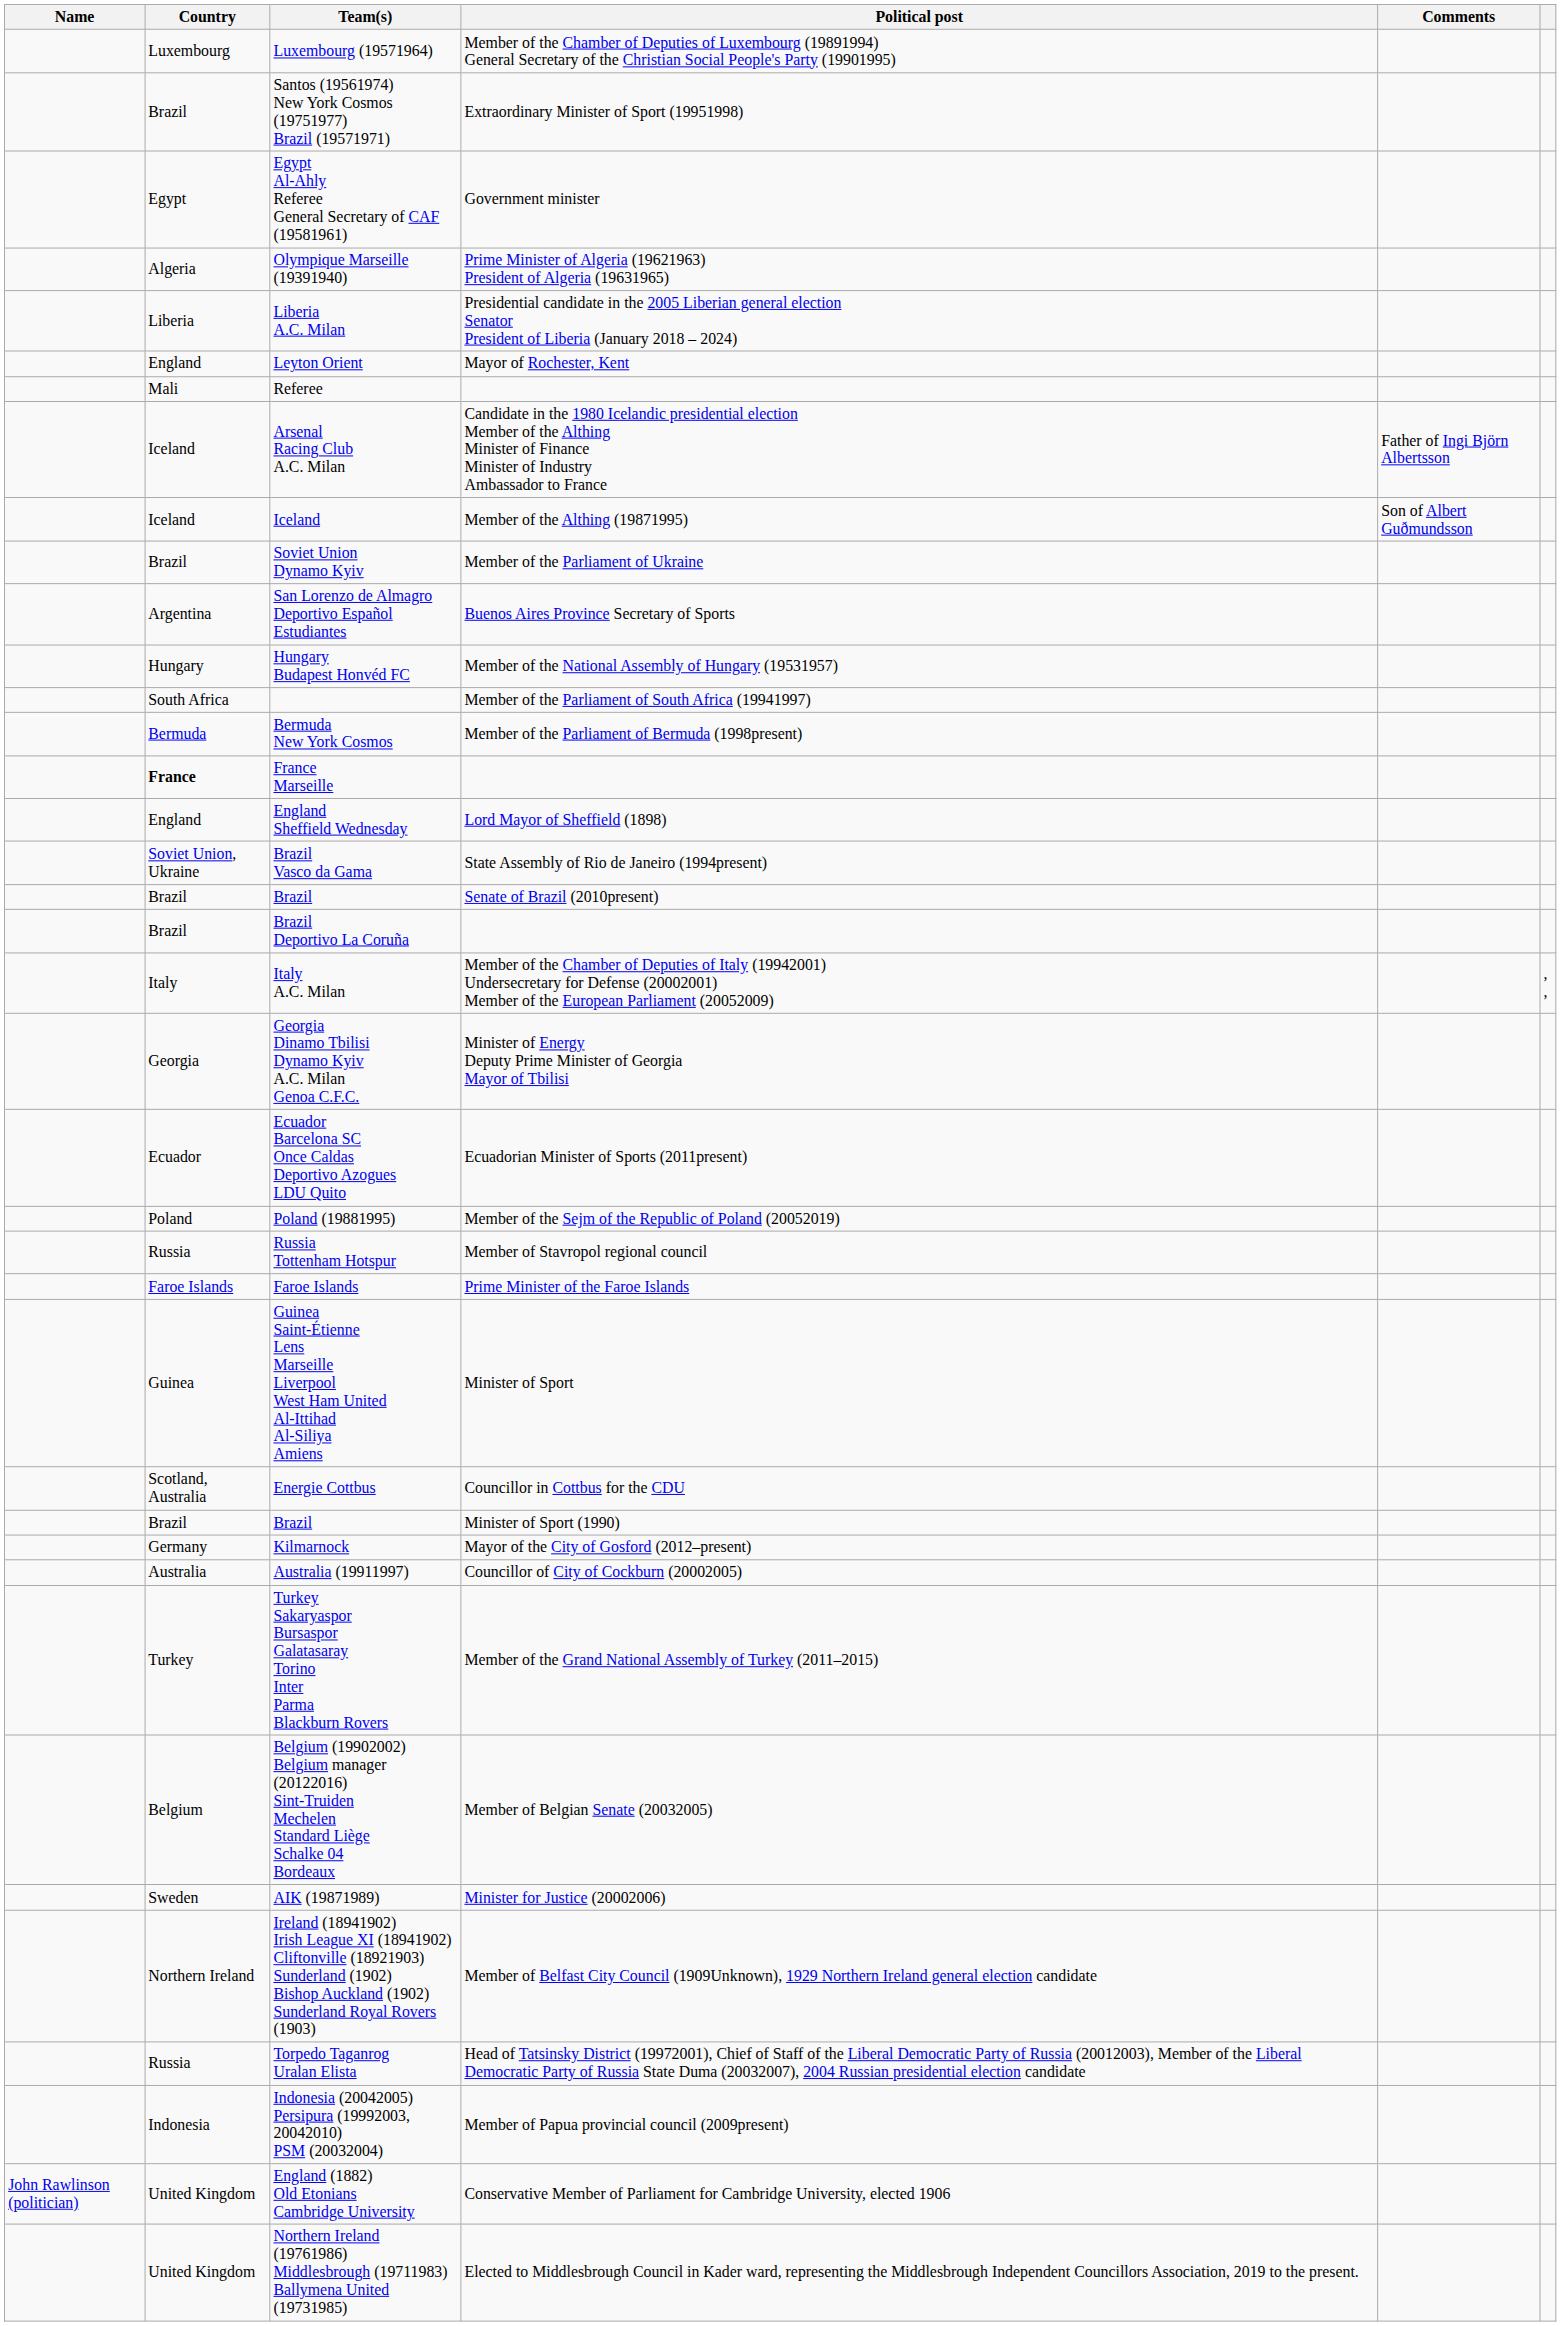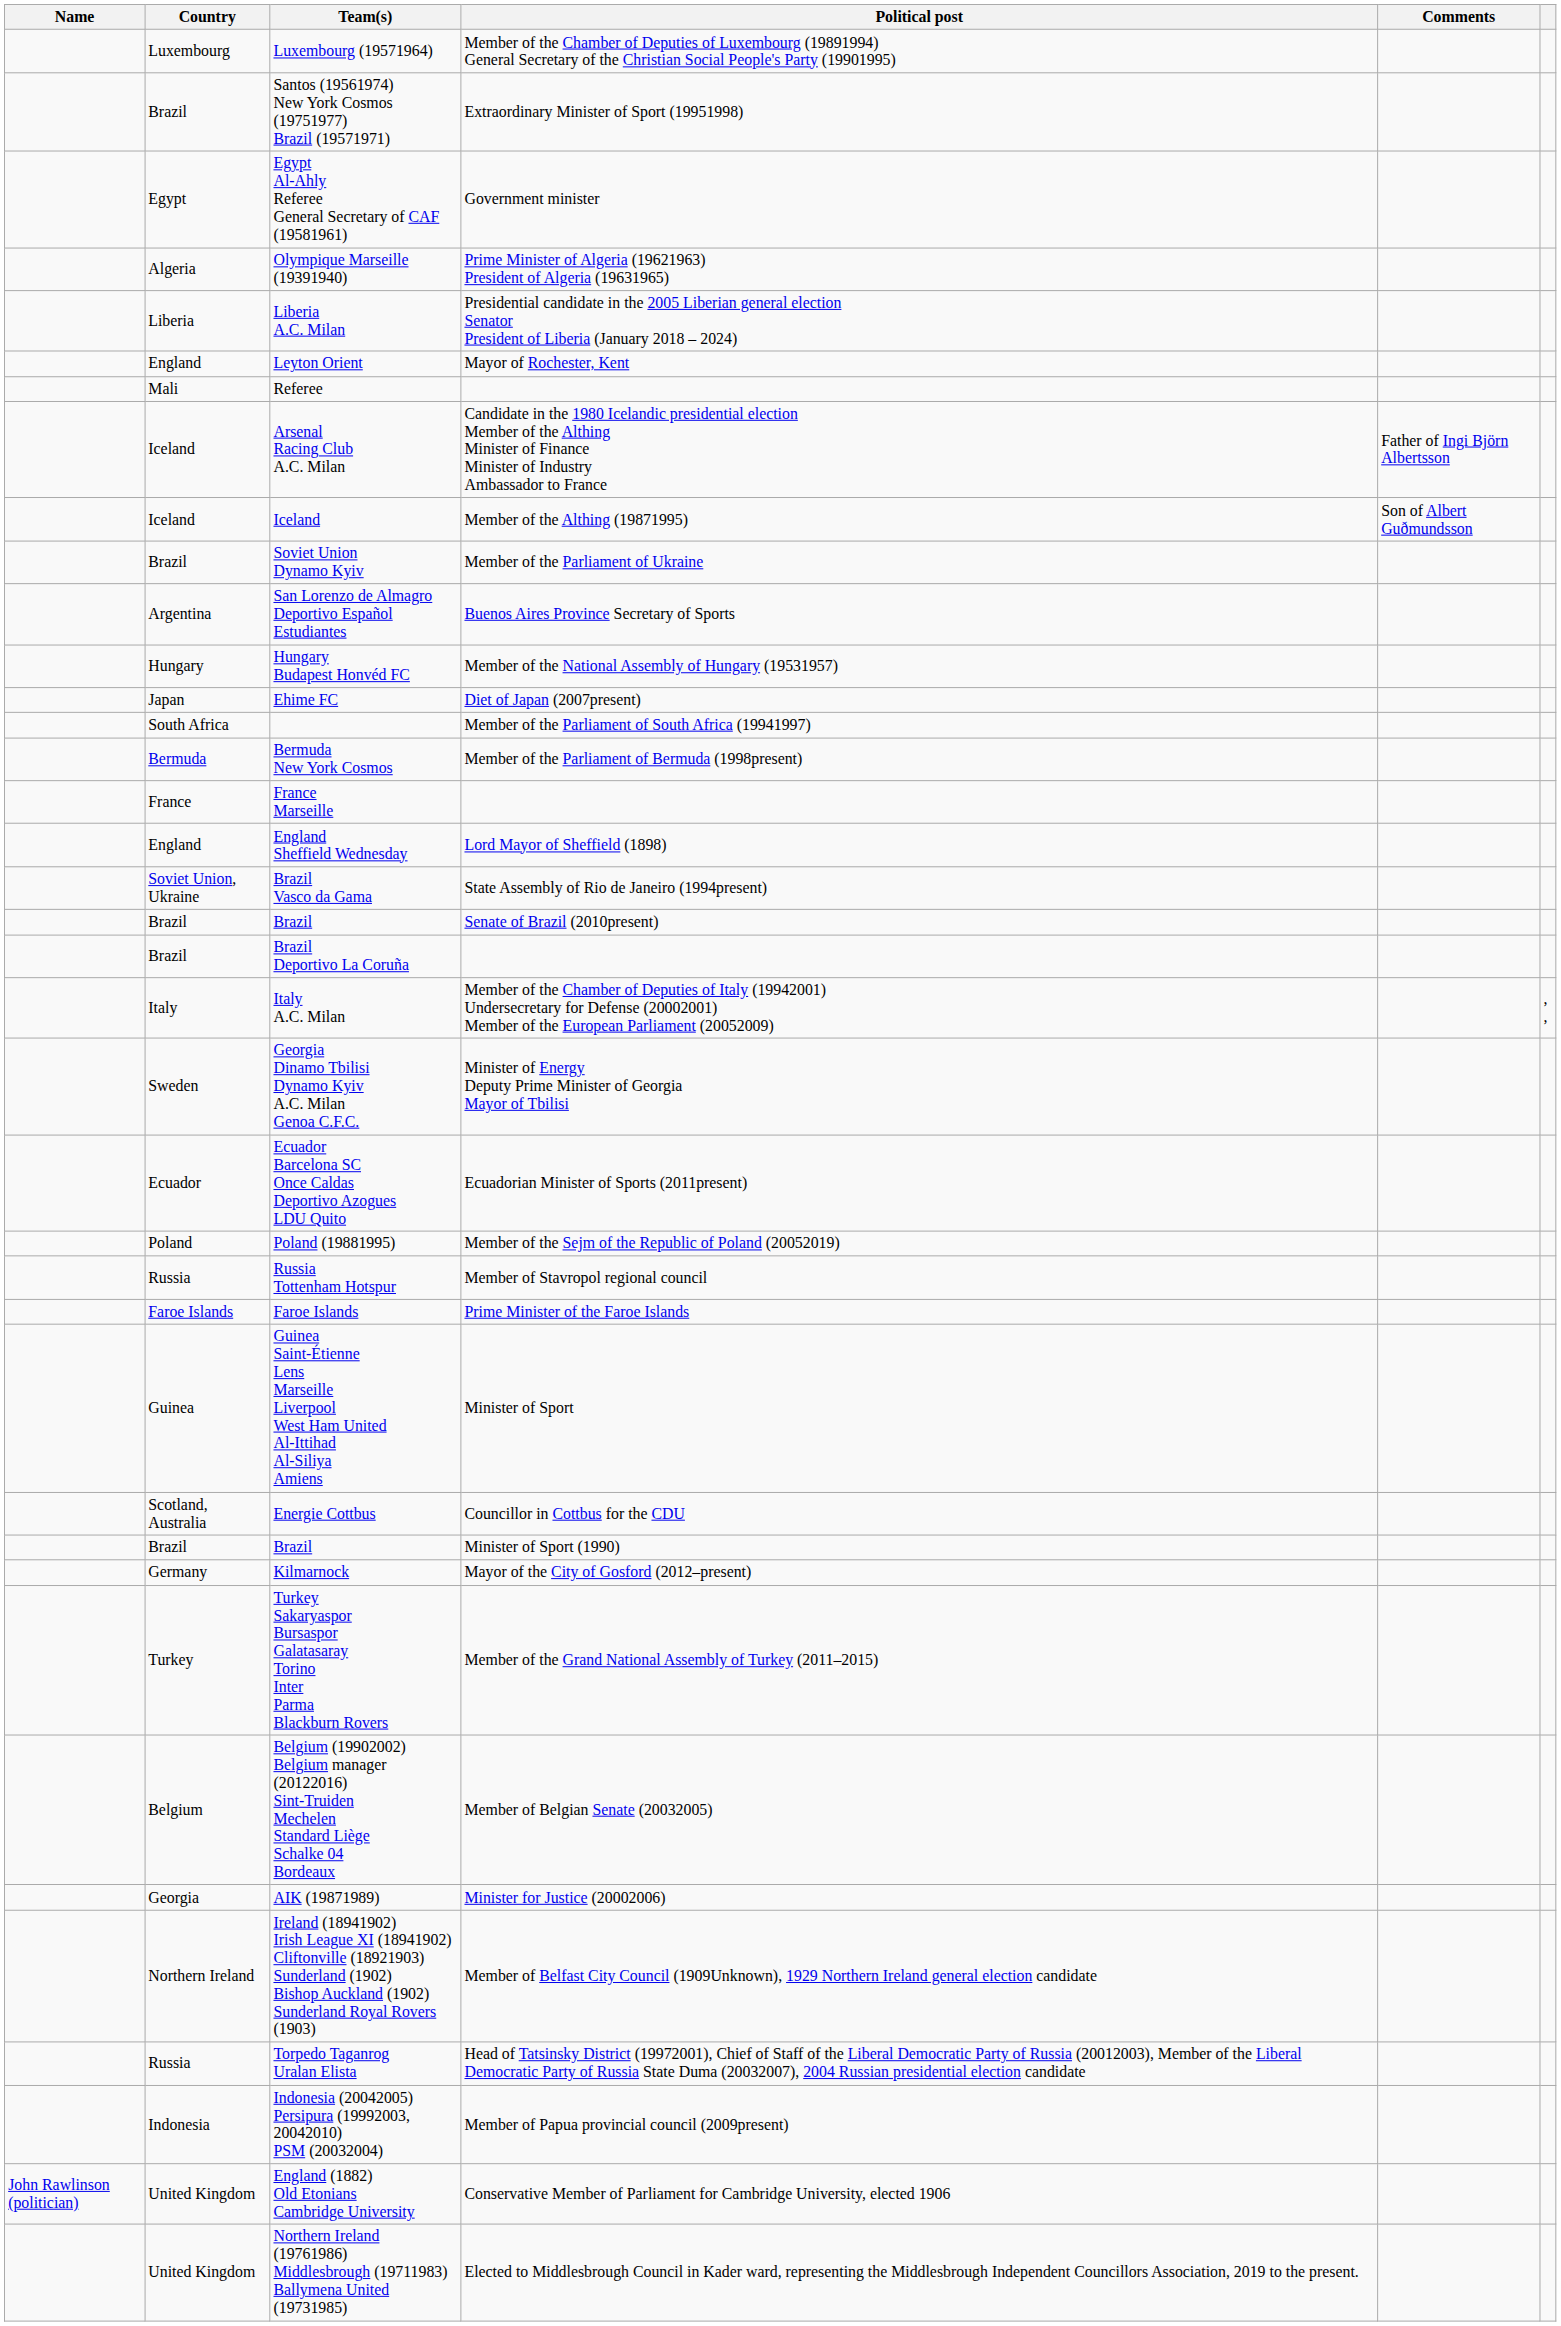+ row: (306, 700)
(172, 777) bold -> (170, 802) normal
(174, 1061) Georgia -> (173, 1086) Sweden
- row: (341, 1572)
(173, 1897) Sweden -> (174, 1897) Georgia
